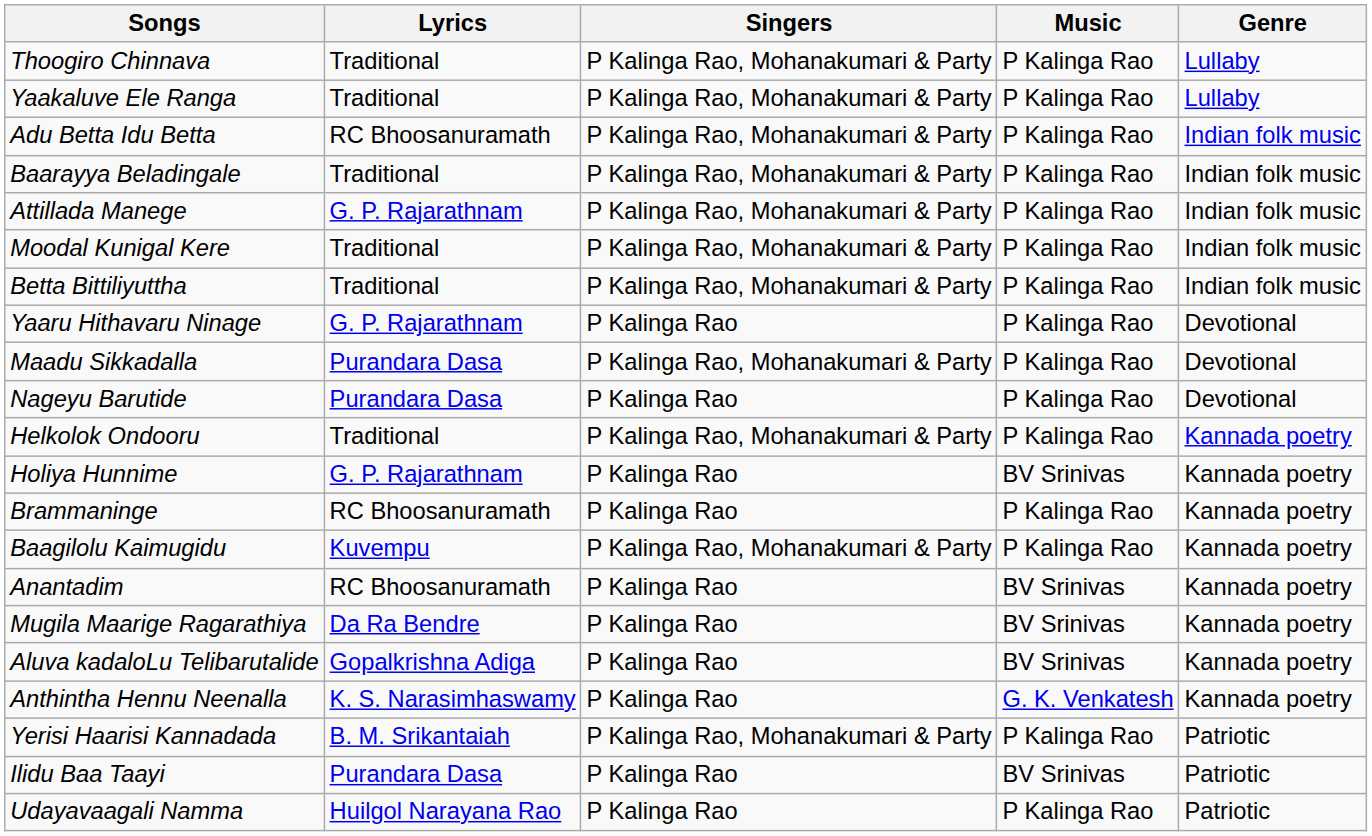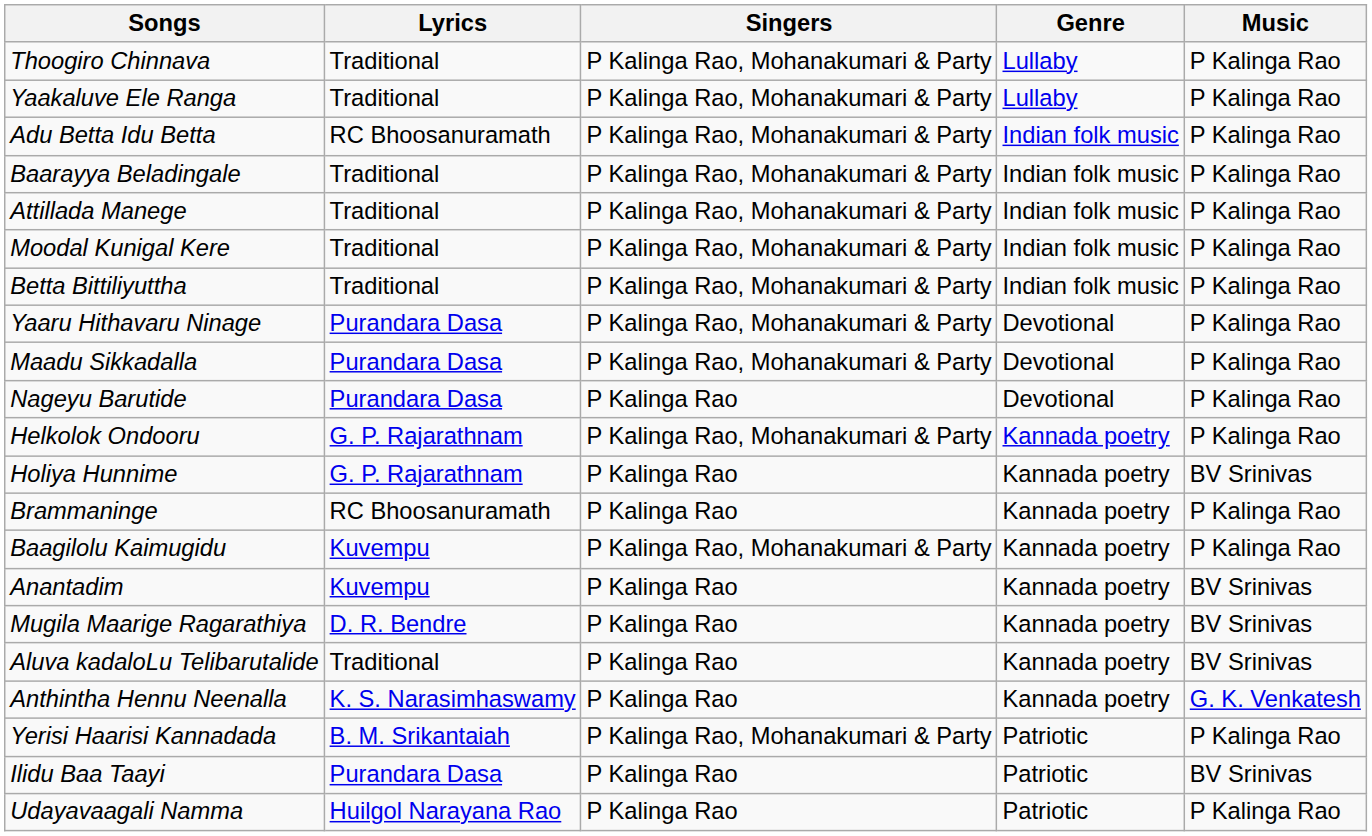columns swapped: (1088, 23) <-> (1273, 23)
(426, 211) G. P. Rajarathnam -> (384, 211) Traditional
(426, 323) G. P. Rajarathnam -> (416, 323) Purandara Dasa
(662, 323) P Kalinga Rao -> (789, 323) P Kalinga Rao, Mohanakumari & Party
(384, 436) Traditional -> (426, 436) G. P. Rajarathnam
(440, 586) RC Bhoosanuramath -> (380, 586) Kuvempu
(405, 624) Da Ra Bendre -> (398, 624) D. R. Bendre
(432, 661) Gopalkrishna Adiga -> (384, 661) Traditional
